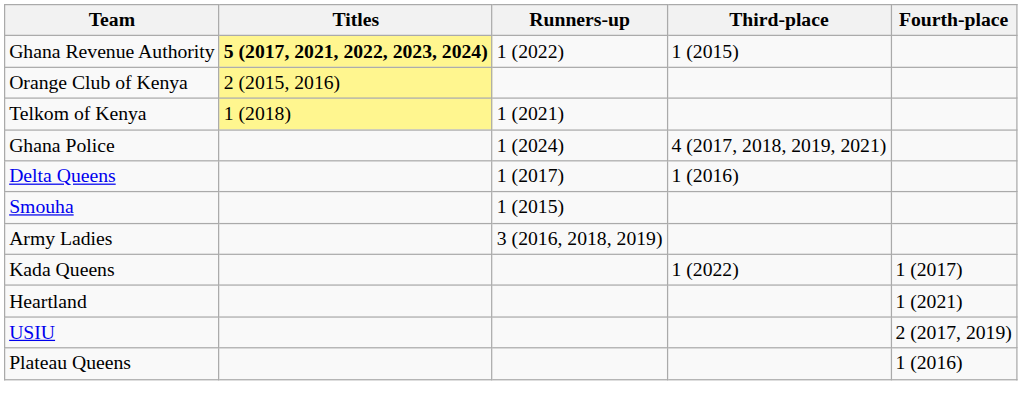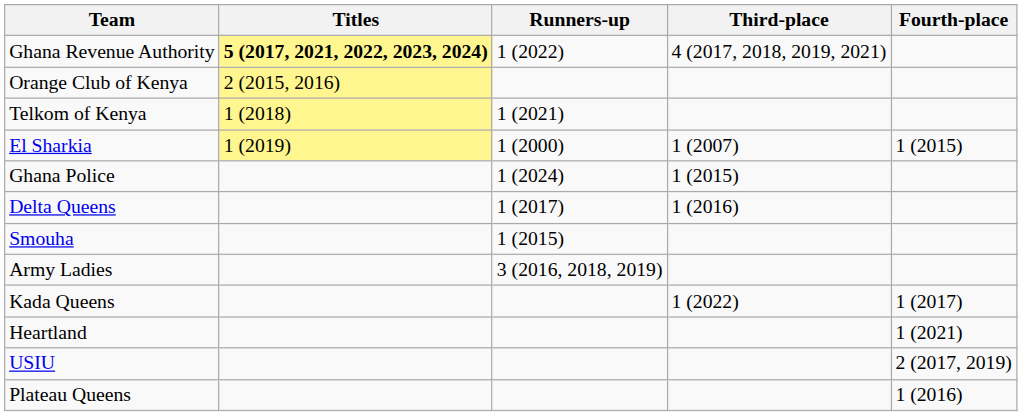(705, 51) 1 (2015) -> (779, 51) 4 (2017, 2018, 2019, 2021)
+ row: (50, 144)
(779, 144) 4 (2017, 2018, 2019, 2021) -> (705, 176) 1 (2015)
